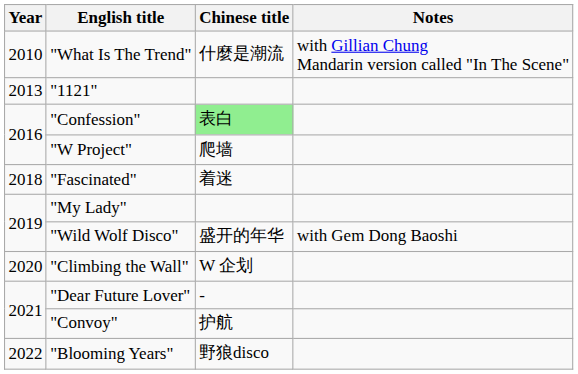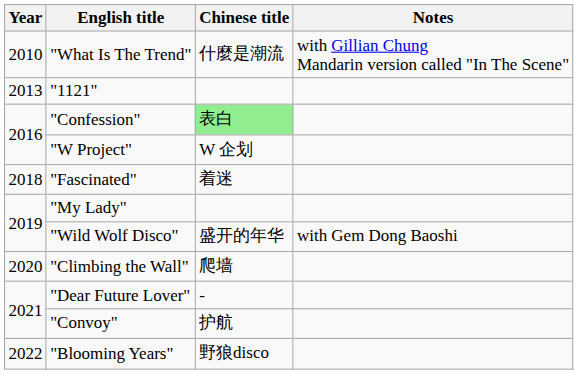(216, 148) 爬墙 -> (226, 148) W 企划
(226, 265) W 企划 -> (216, 265) 爬墙
